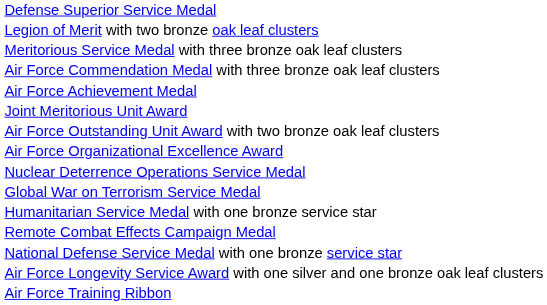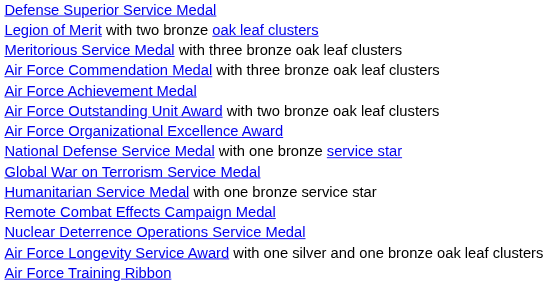- row: (96, 111)
rows swapped: (203, 252) <-> (155, 172)
